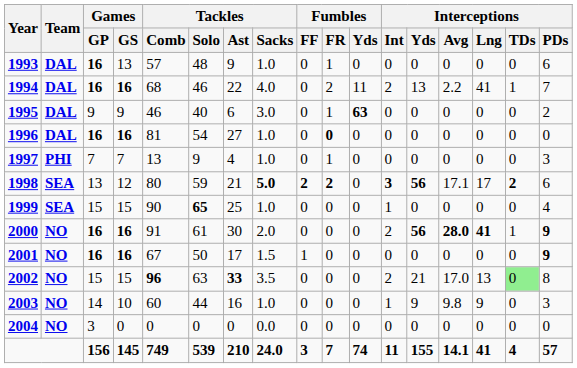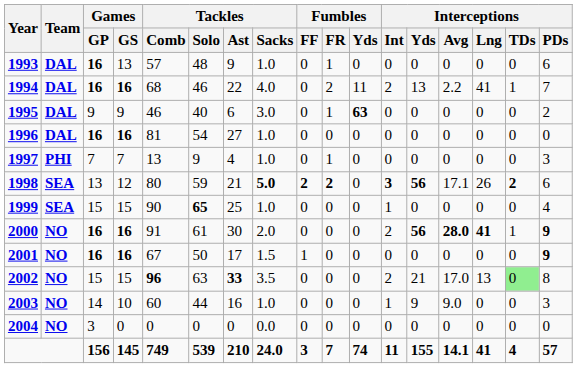(329, 135) bold -> (329, 135) normal
(483, 183) 17 -> (483, 183) 26
(452, 302) 9.8 -> (452, 302) 9.0
(480, 302) 9 -> (480, 302) 0
